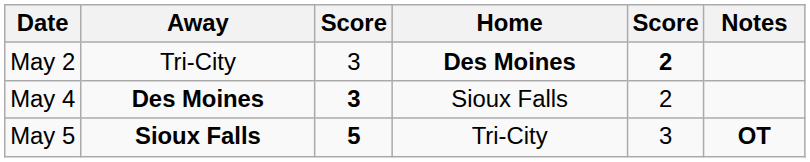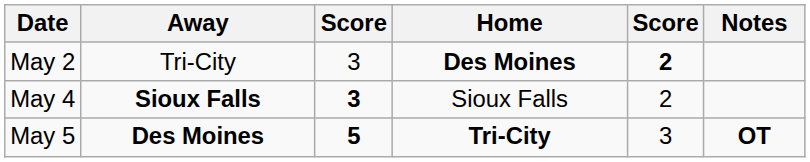(198, 99) Des Moines -> (198, 99) Sioux Falls
(198, 136) Sioux Falls -> (198, 136) Des Moines
(510, 136) normal -> (510, 136) bold
